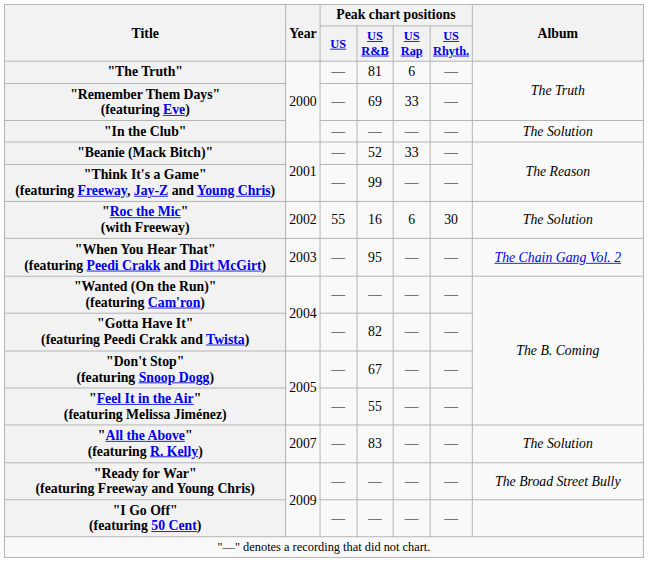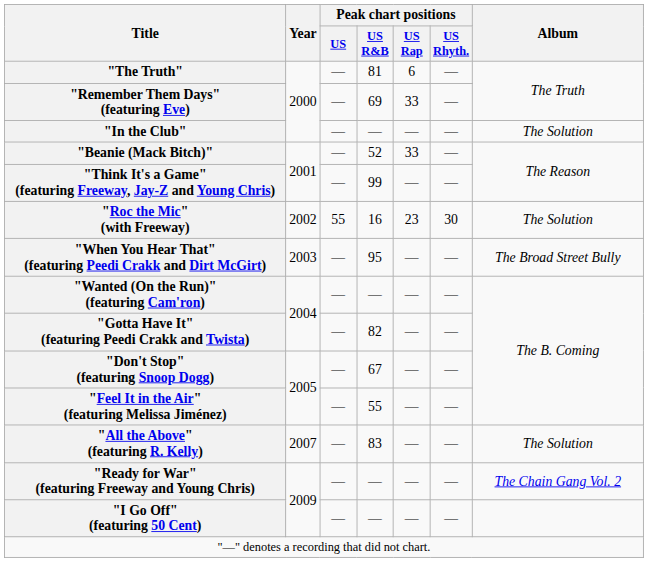(412, 220) 6 -> (412, 220) 23
(558, 257) The Chain Gang Vol. 2 -> (558, 257) The Broad Street Bully
(558, 481) The Broad Street Bully -> (558, 481) The Chain Gang Vol. 2
